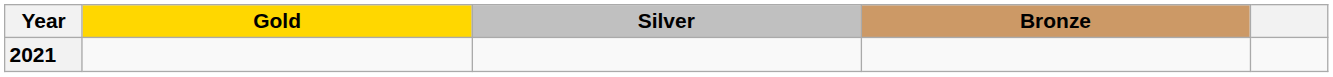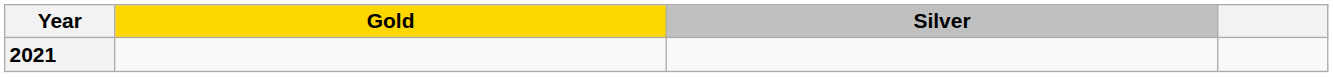- column: (1056, 21)
